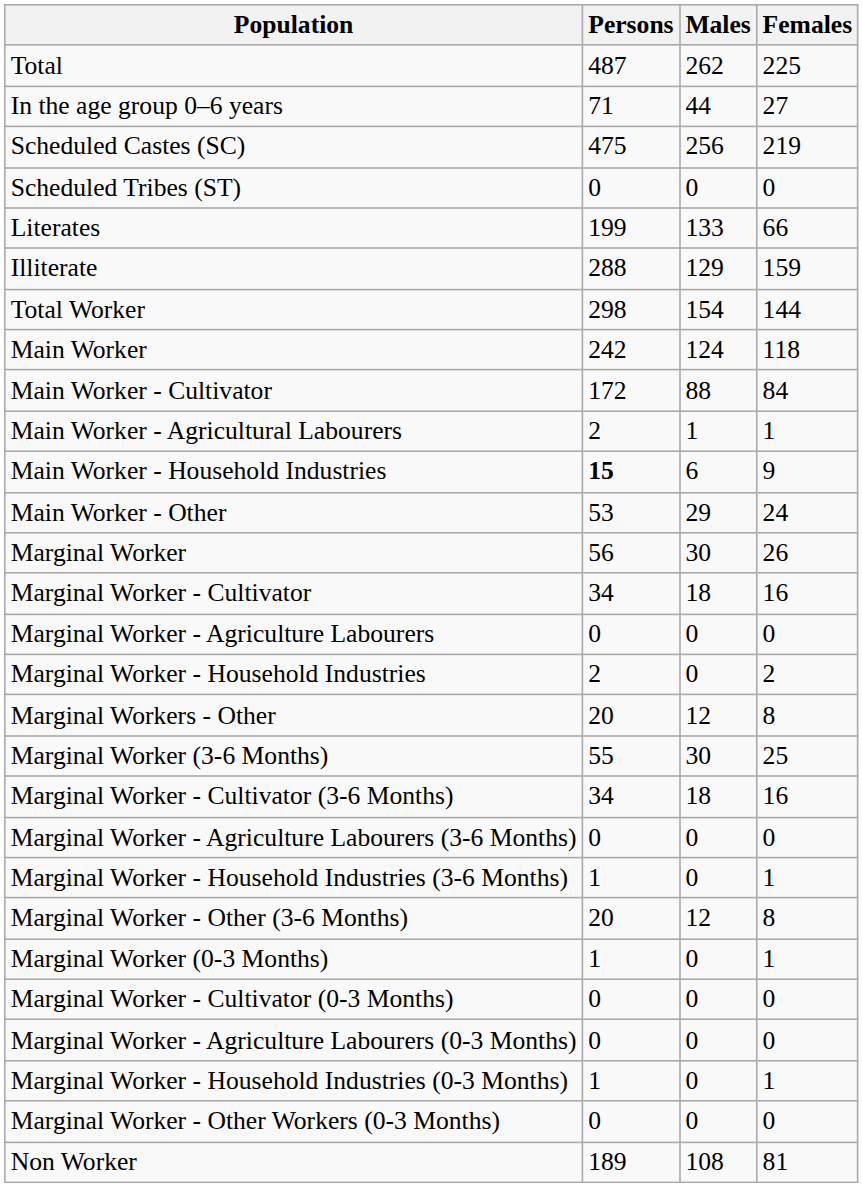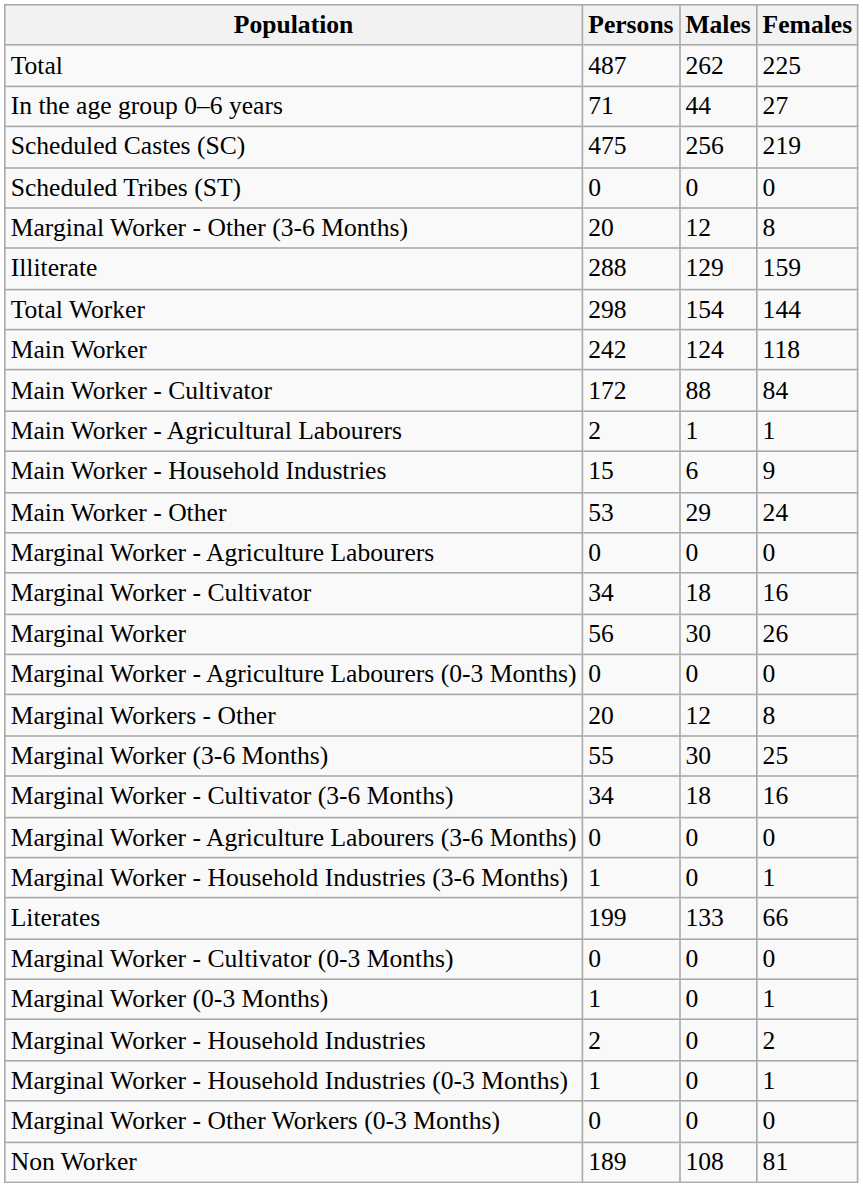rows swapped: (55, 227) <-> (209, 918)
(601, 471) bold -> (601, 471) normal
rows swapped: (98, 552) <-> (222, 633)
rows swapped: (218, 674) <-> (294, 1039)
rows swapped: (170, 958) <-> (232, 999)
